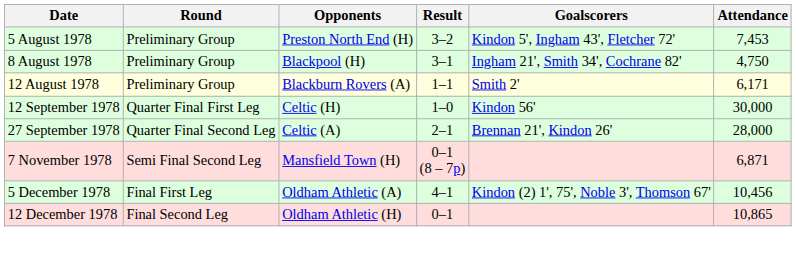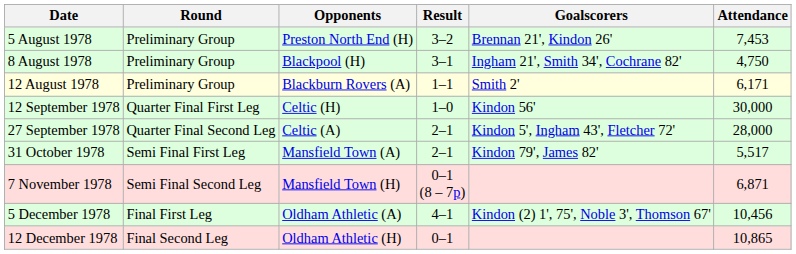(574, 38) Kindon 5', Ingham 43', Fletcher 72' -> (542, 38) Brennan 21', Kindon 26'
(542, 130) Brennan 21', Kindon 26' -> (574, 130) Kindon 5', Ingham 43', Fletcher 72'
+ row: (56, 152)
